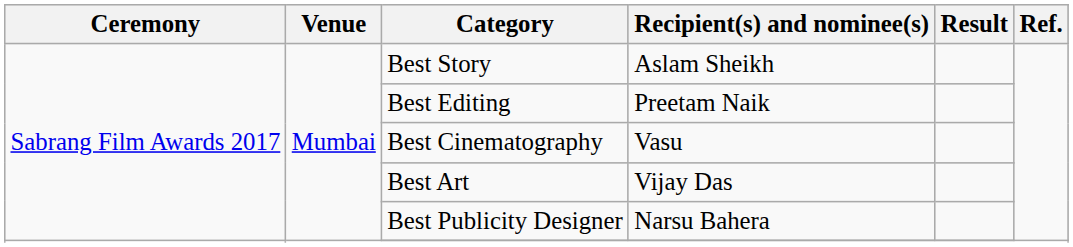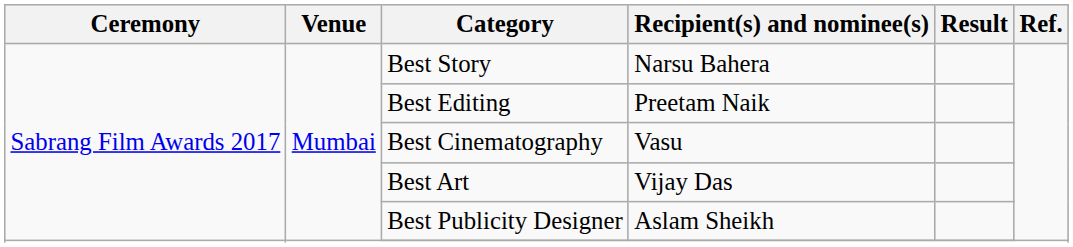(704, 63) Aslam Sheikh -> (702, 63) Narsu Bahera
(702, 220) Narsu Bahera -> (704, 220) Aslam Sheikh
